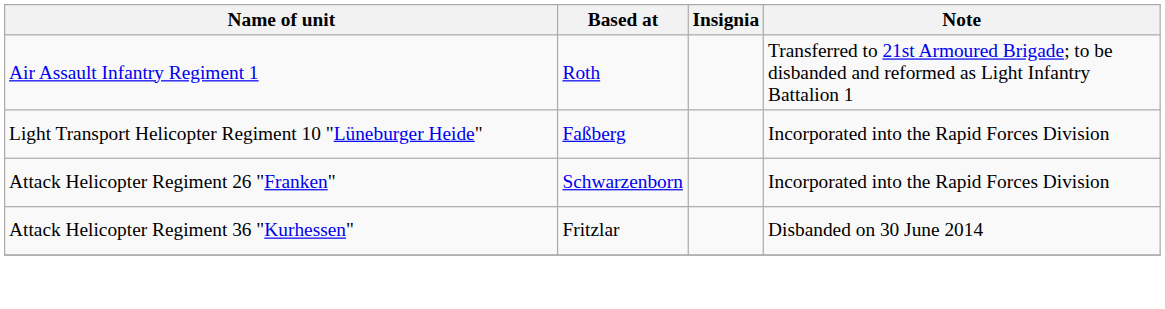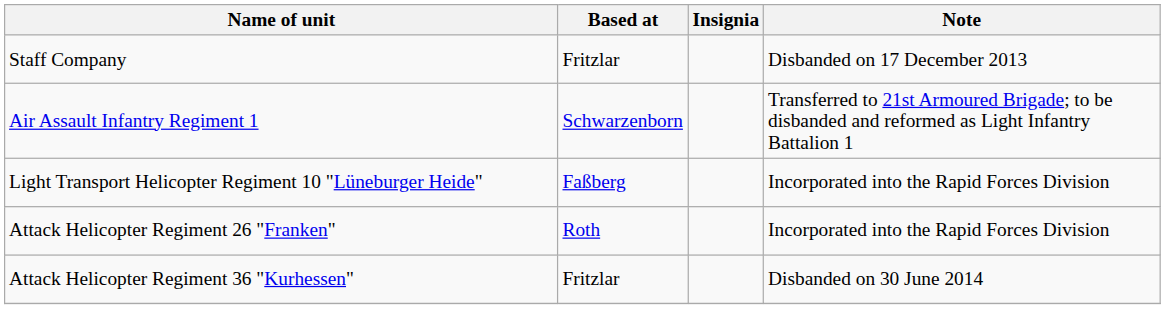+ row: (68, 59)
(581, 72) Roth -> (623, 120) Schwarzenborn
(623, 182) Schwarzenborn -> (581, 230) Roth
